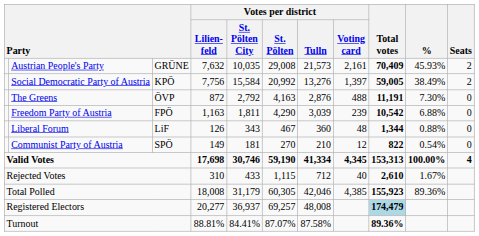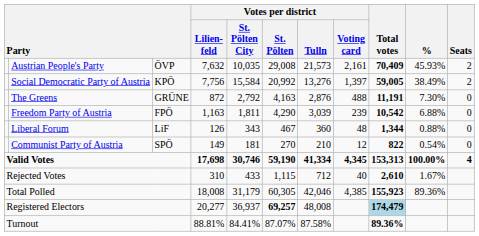(172, 66) GRÜNE -> (165, 66) ÖVP
(165, 97) ÖVP -> (172, 97) GRÜNE
(282, 207) normal -> (282, 207) bold
